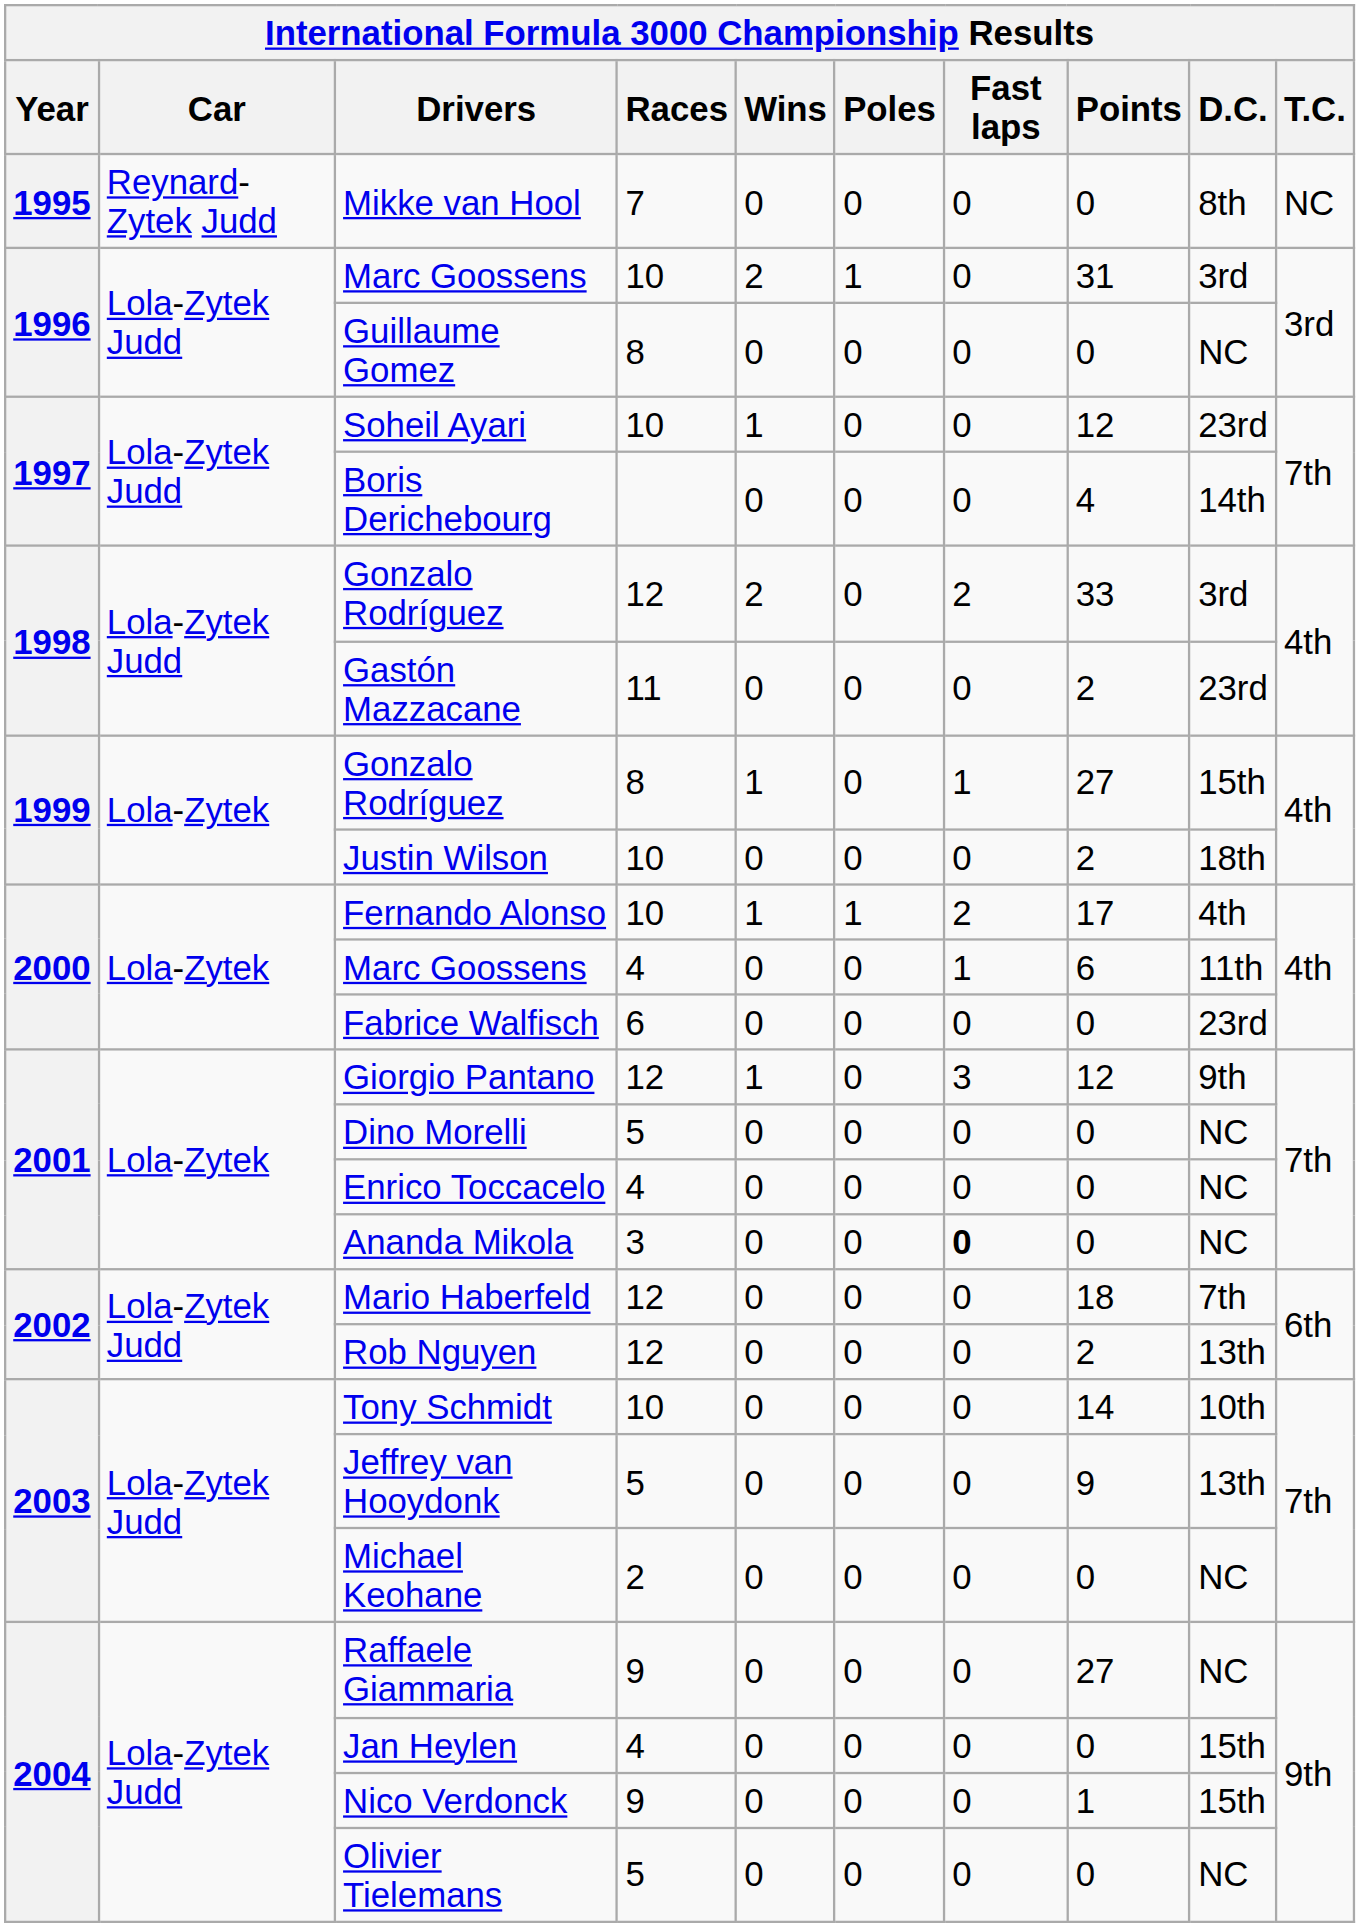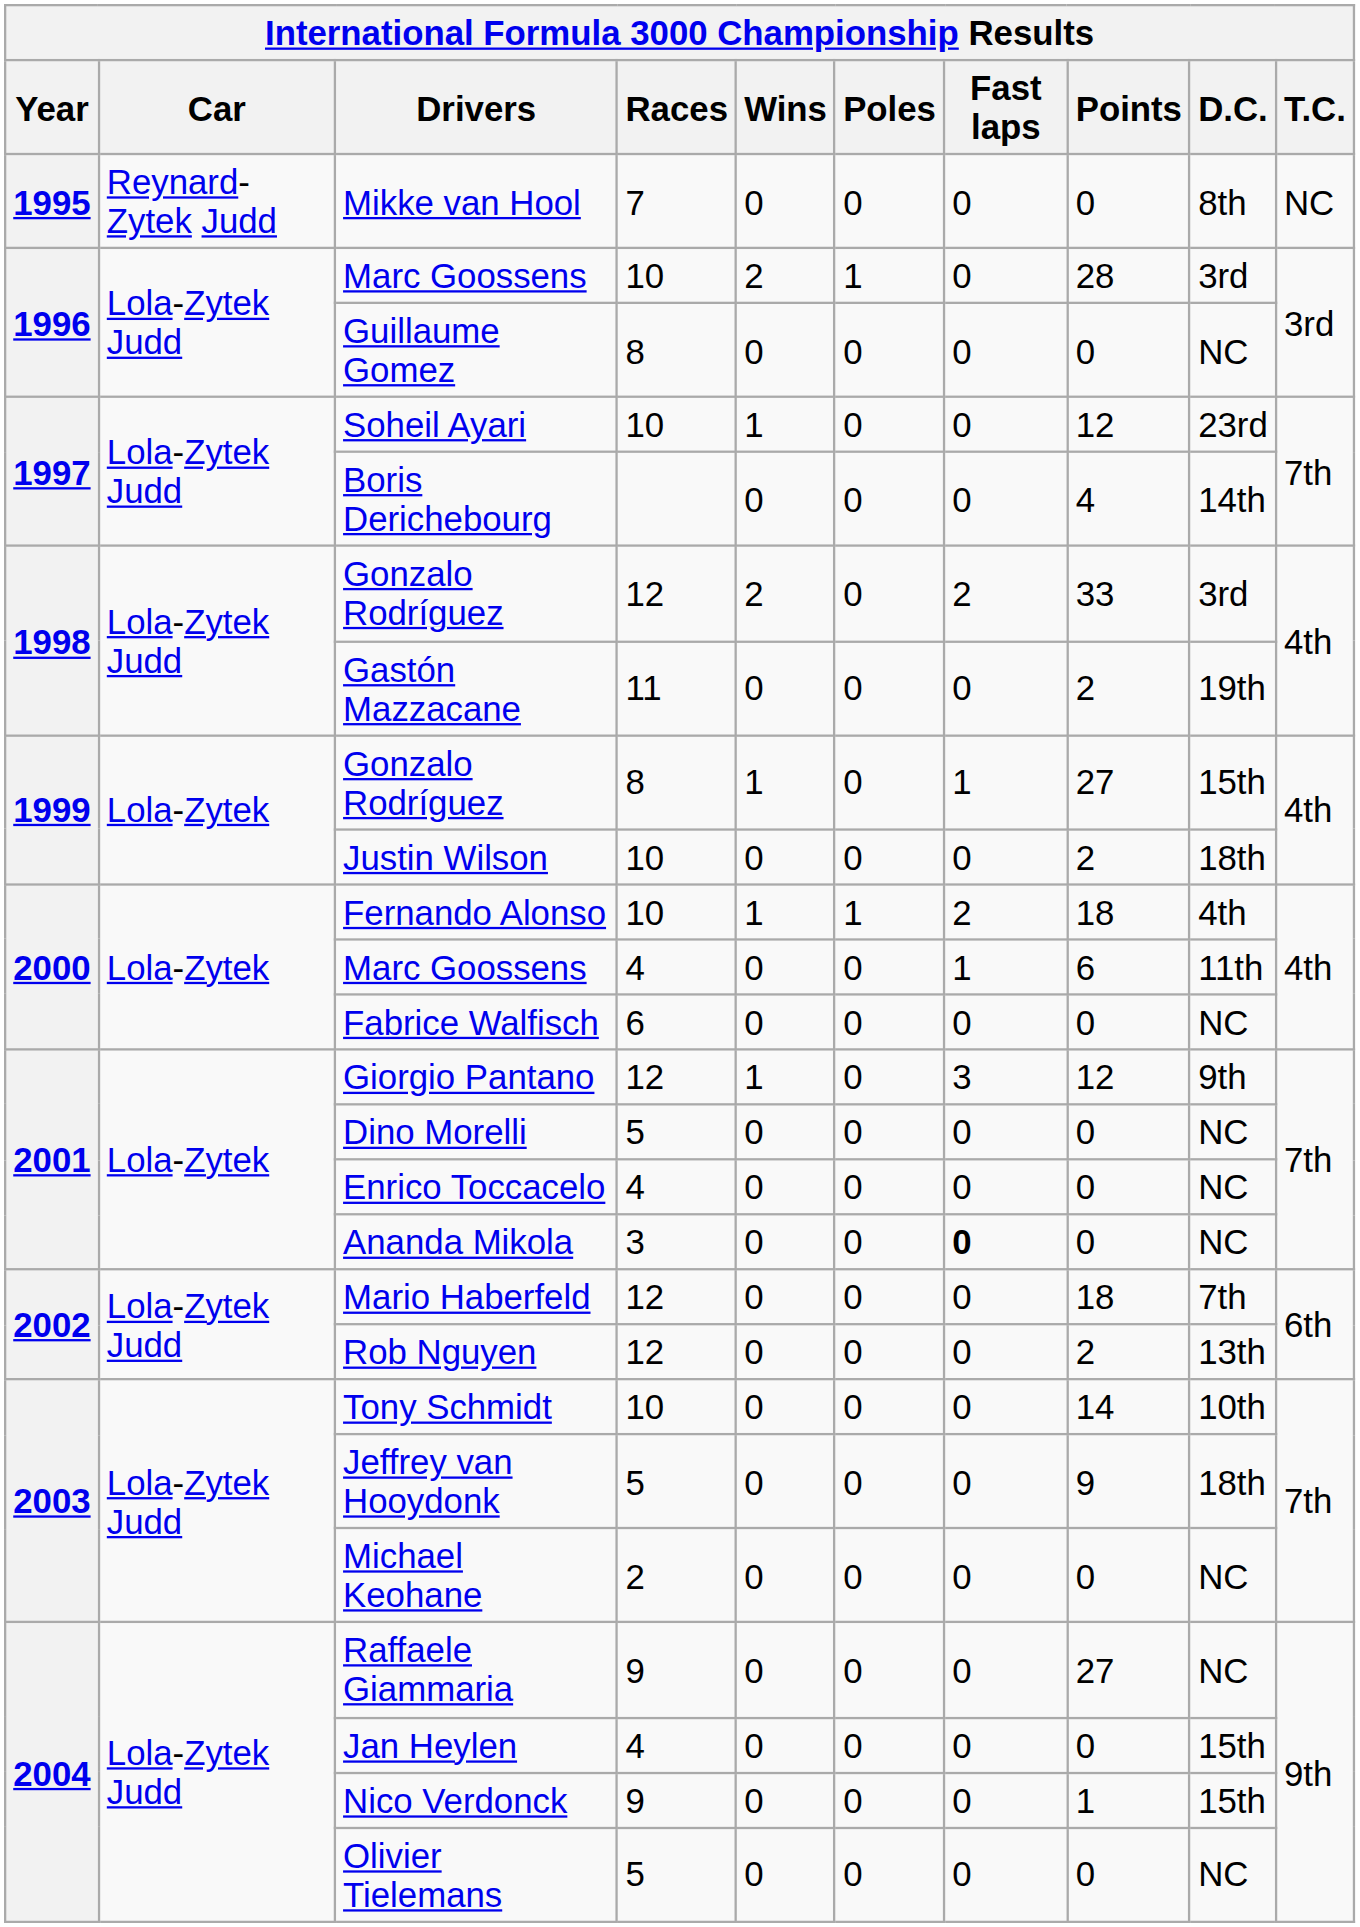(1095, 276) 31 -> (1095, 276) 28
(1233, 688) 23rd -> (1232, 688) 19th
(1095, 912) 17 -> (1095, 912) 18
(1233, 1022) 23rd -> (1223, 1022) NC
(1232, 1482) 13th -> (1232, 1482) 18th
